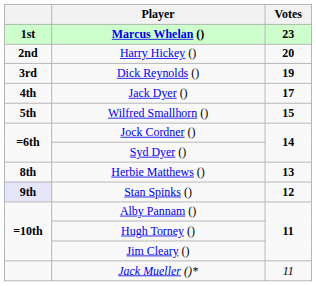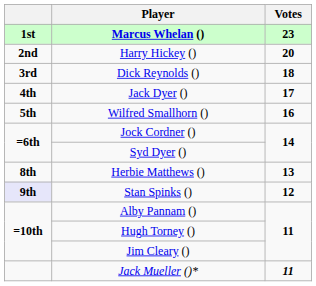(288, 73) 19 -> (288, 73) 18
(288, 113) 15 -> (288, 113) 16
(288, 271) normal -> (288, 271) bold
